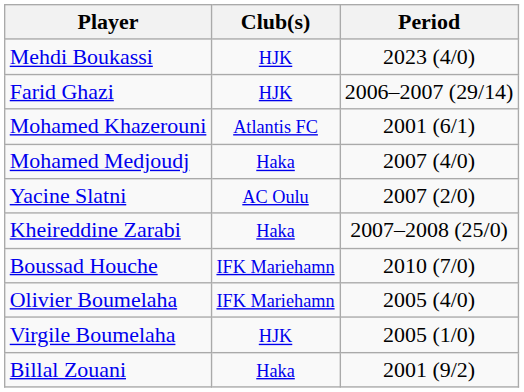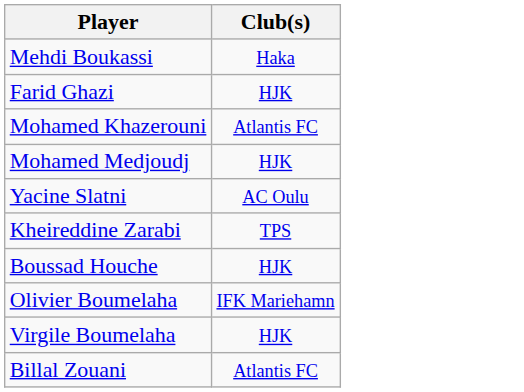- column: (429, 21)
(276, 58) HJK -> (276, 58) Haka
(276, 162) Haka -> (276, 162) HJK
(276, 231) Haka -> (276, 231) TPS
(276, 266) IFK Mariehamn -> (276, 266) HJK
(276, 370) Haka -> (276, 370) Atlantis FC
